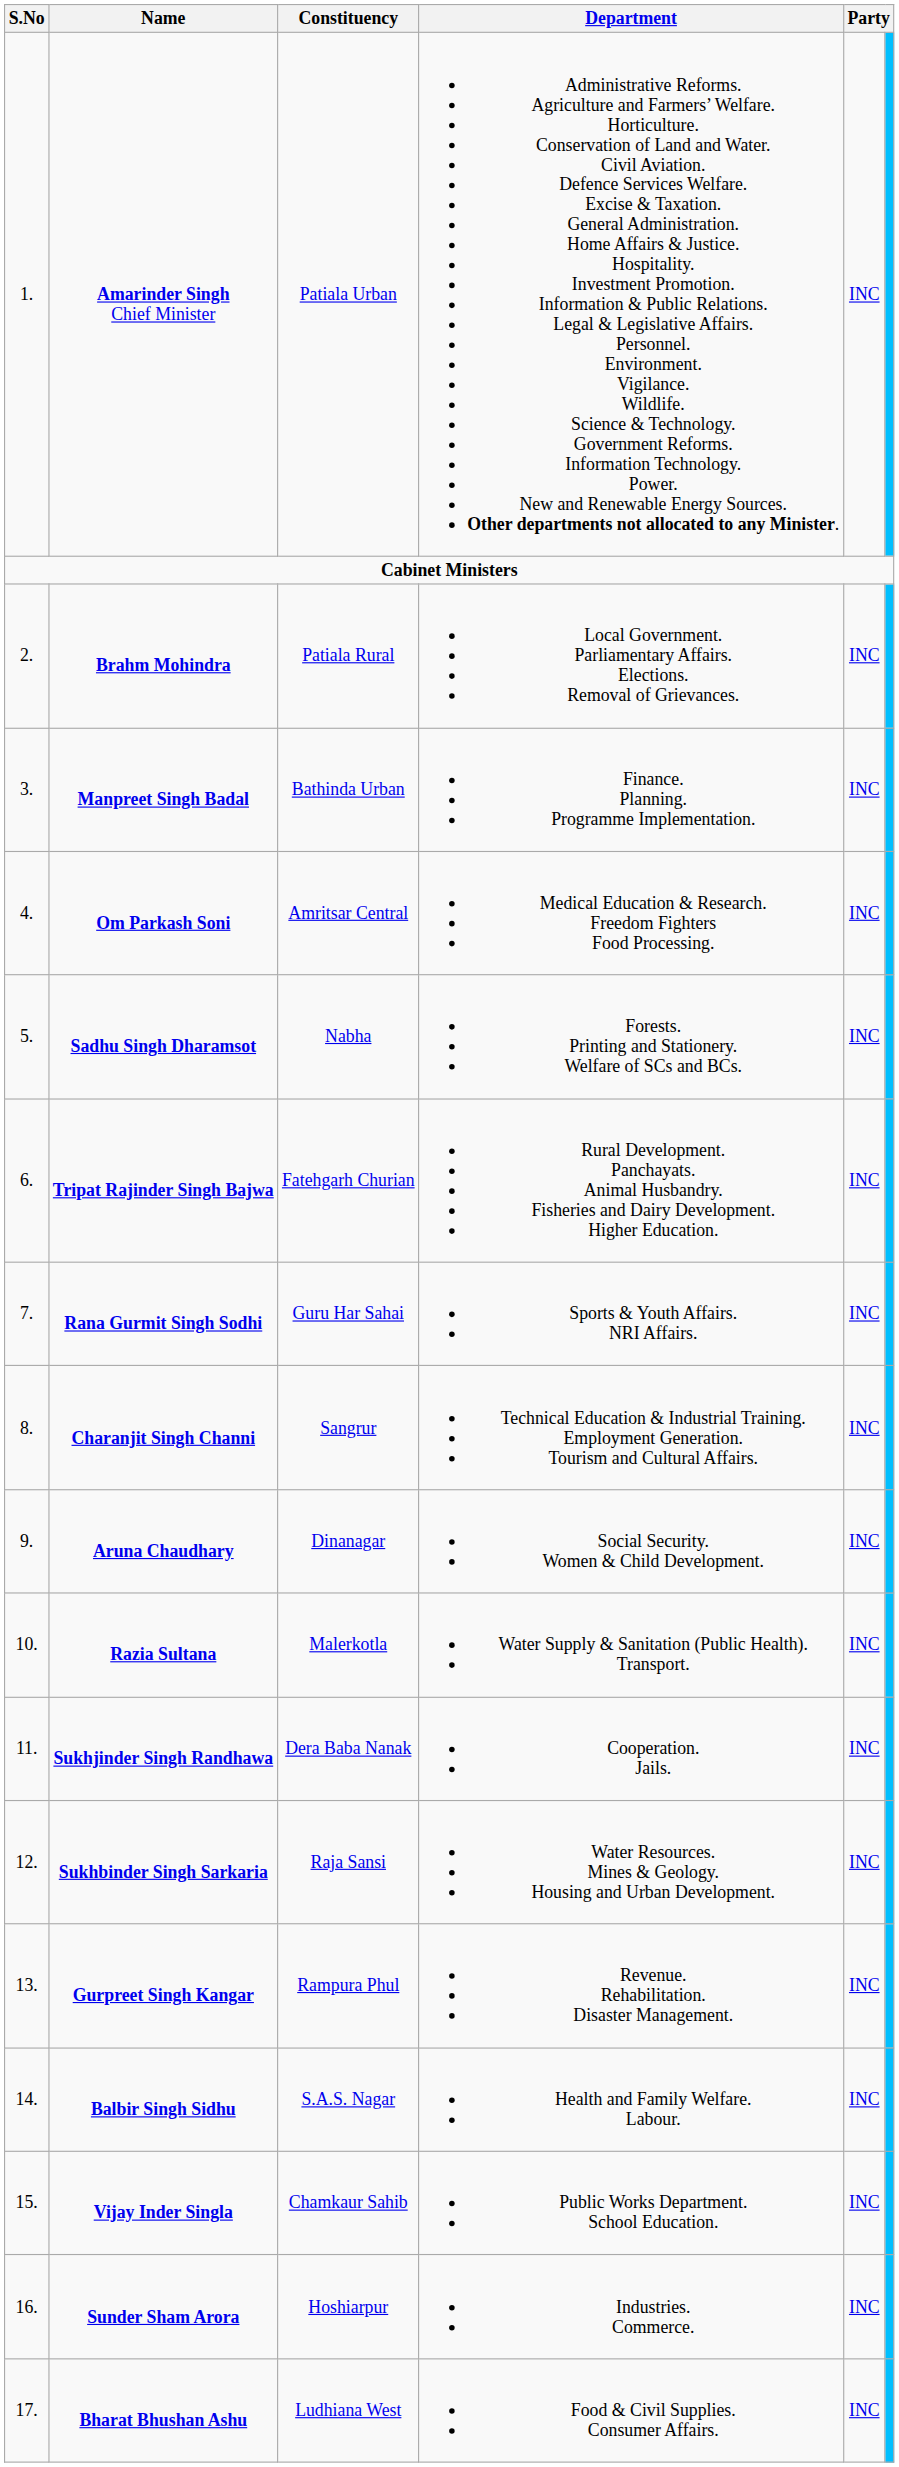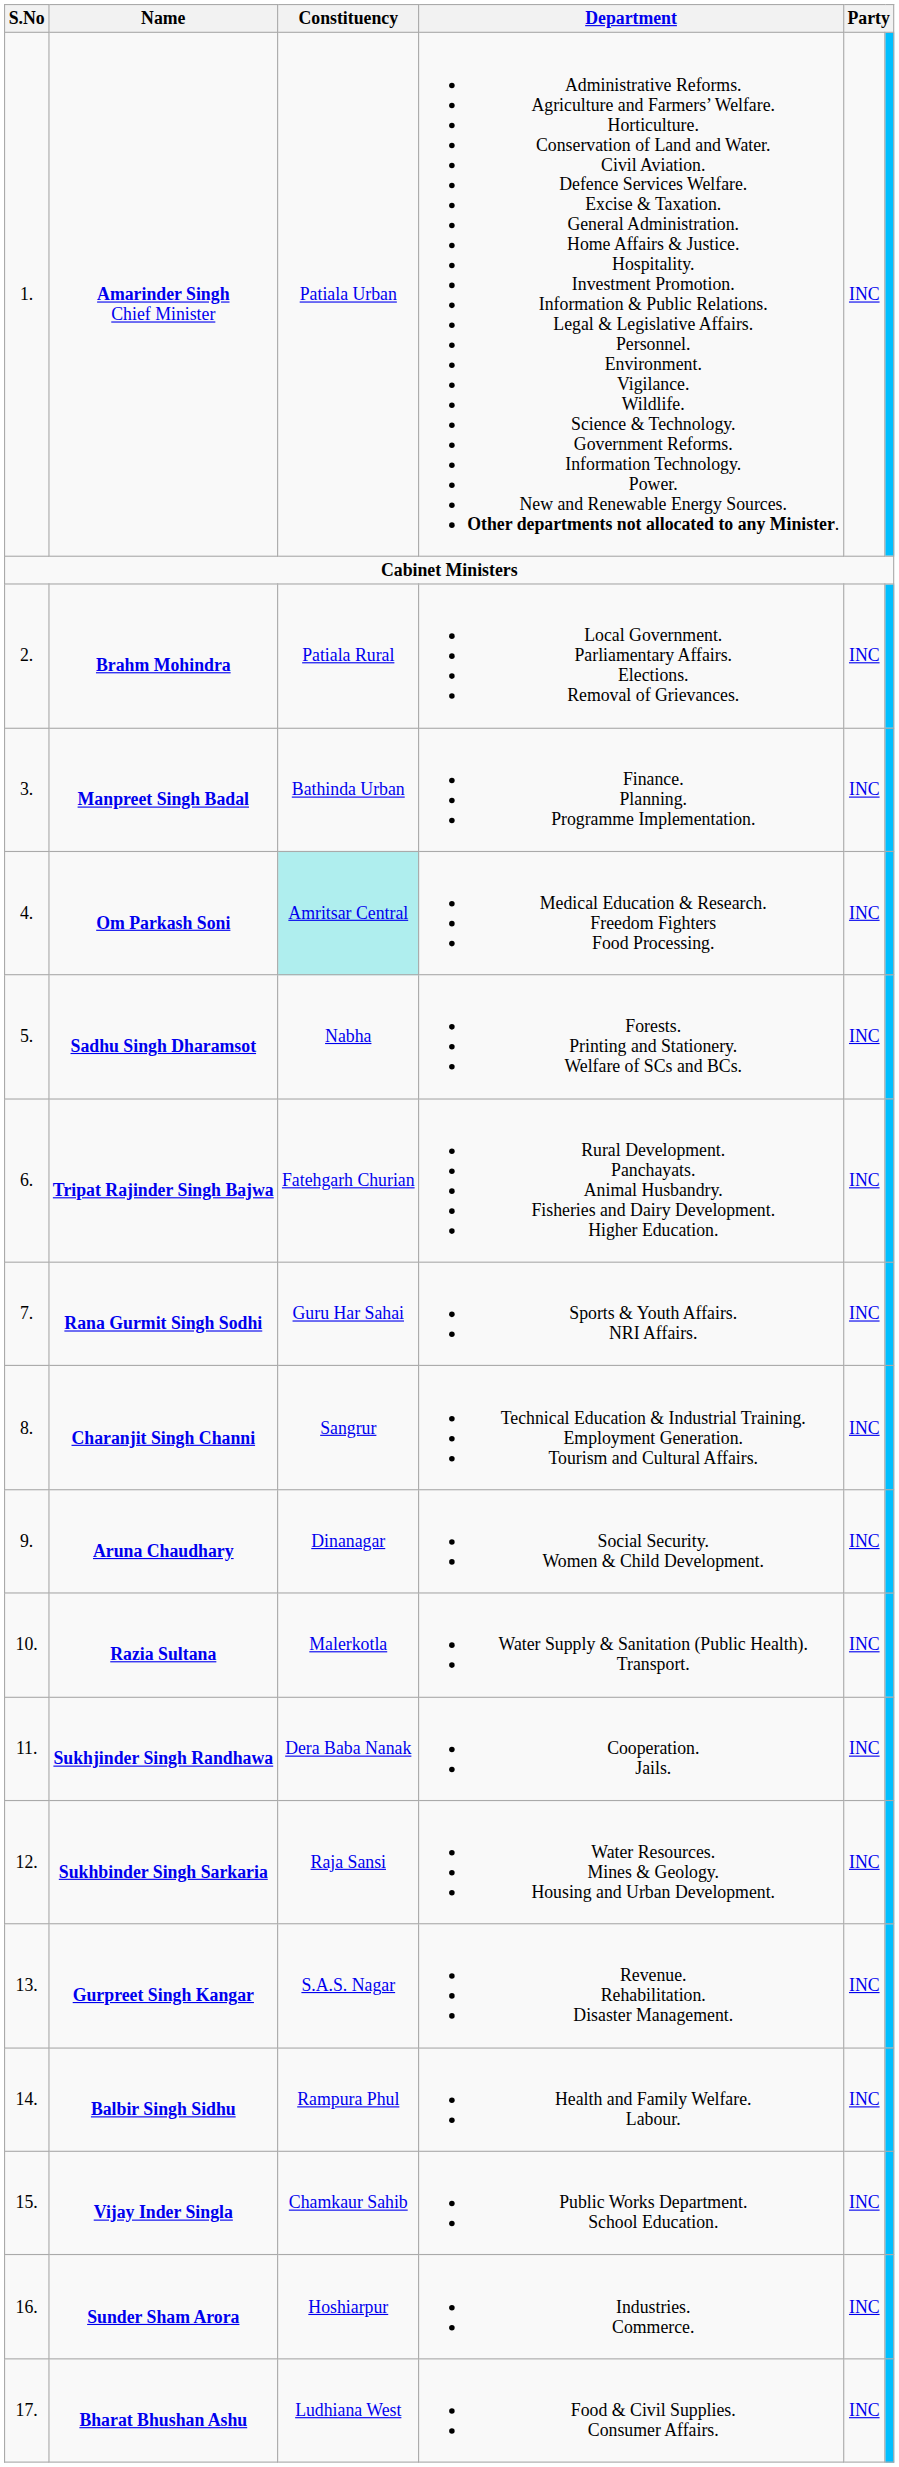(348, 913) no background -> (348, 913) paleturquoise background
(348, 1985) Rampura Phul -> (348, 1985) S.A.S. Nagar
(348, 2099) S.A.S. Nagar -> (348, 2099) Rampura Phul
